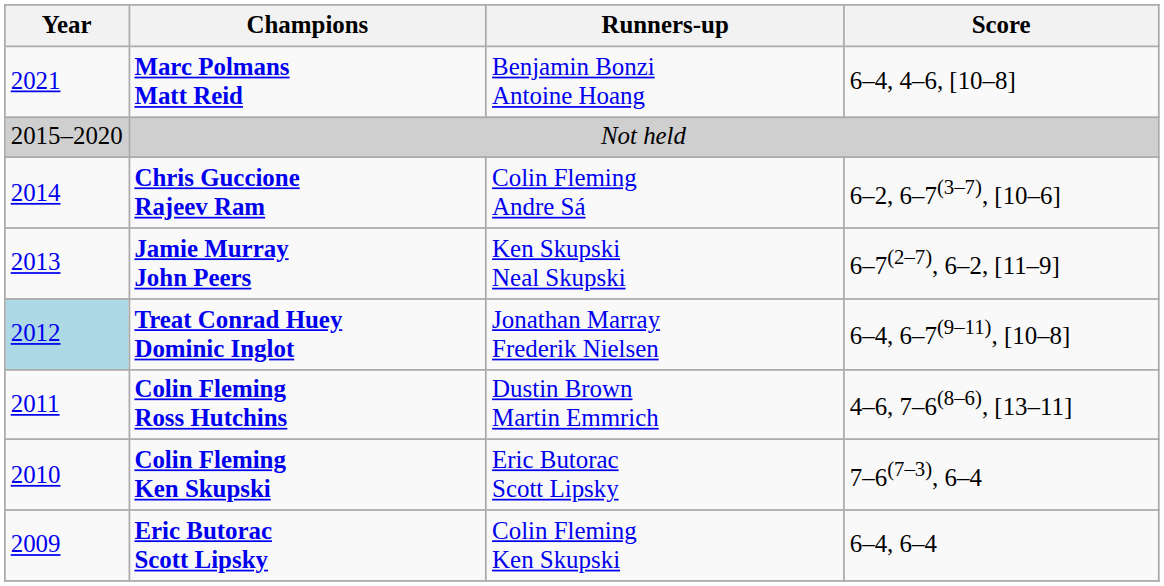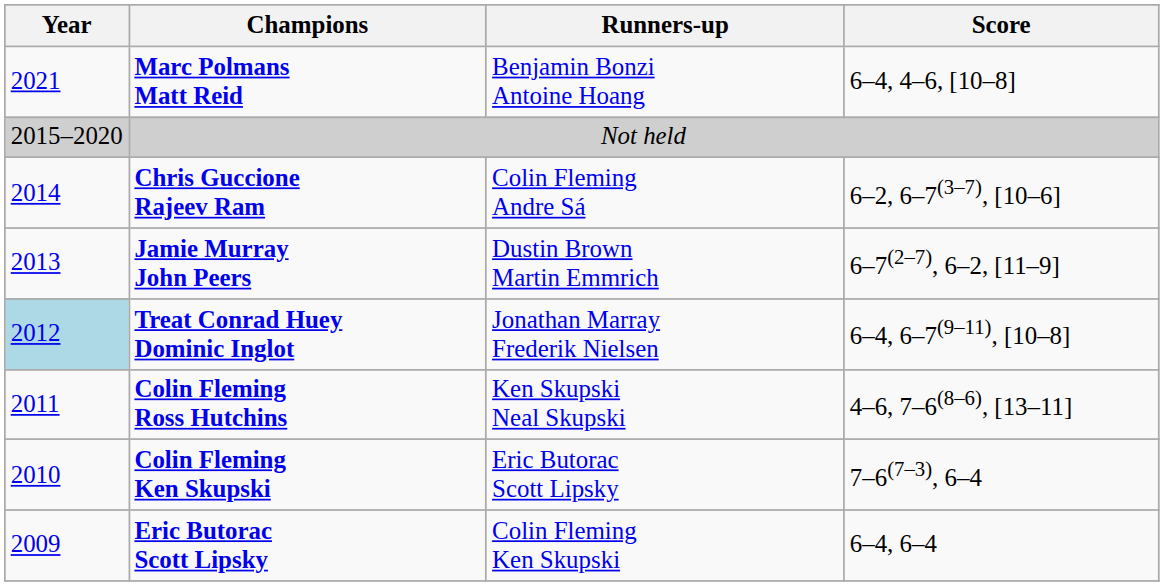(559, 263) Ken Skupski Neal Skupski -> (575, 263) Dustin Brown Martin Emmrich
(575, 404) Dustin Brown Martin Emmrich -> (559, 404) Ken Skupski Neal Skupski
